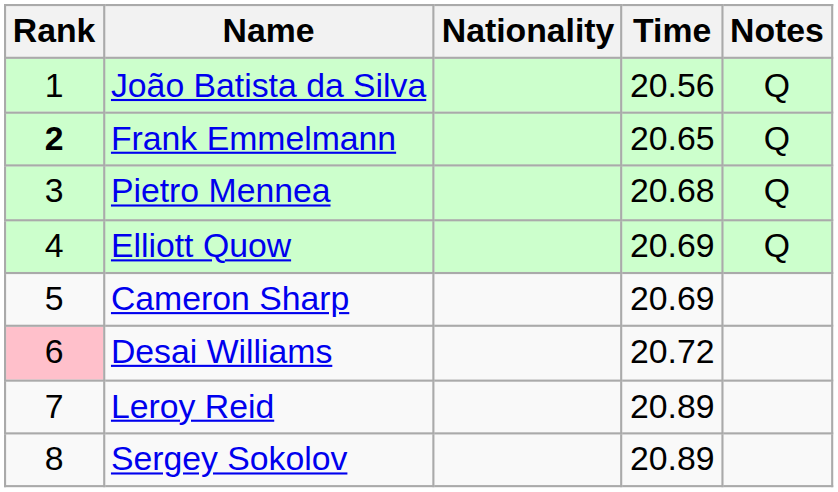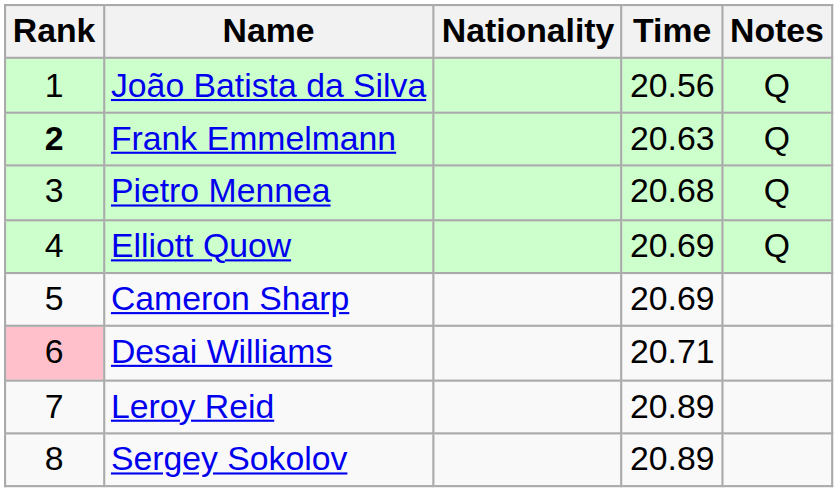(672, 138) 20.65 -> (672, 138) 20.63
(672, 352) 20.72 -> (672, 352) 20.71
